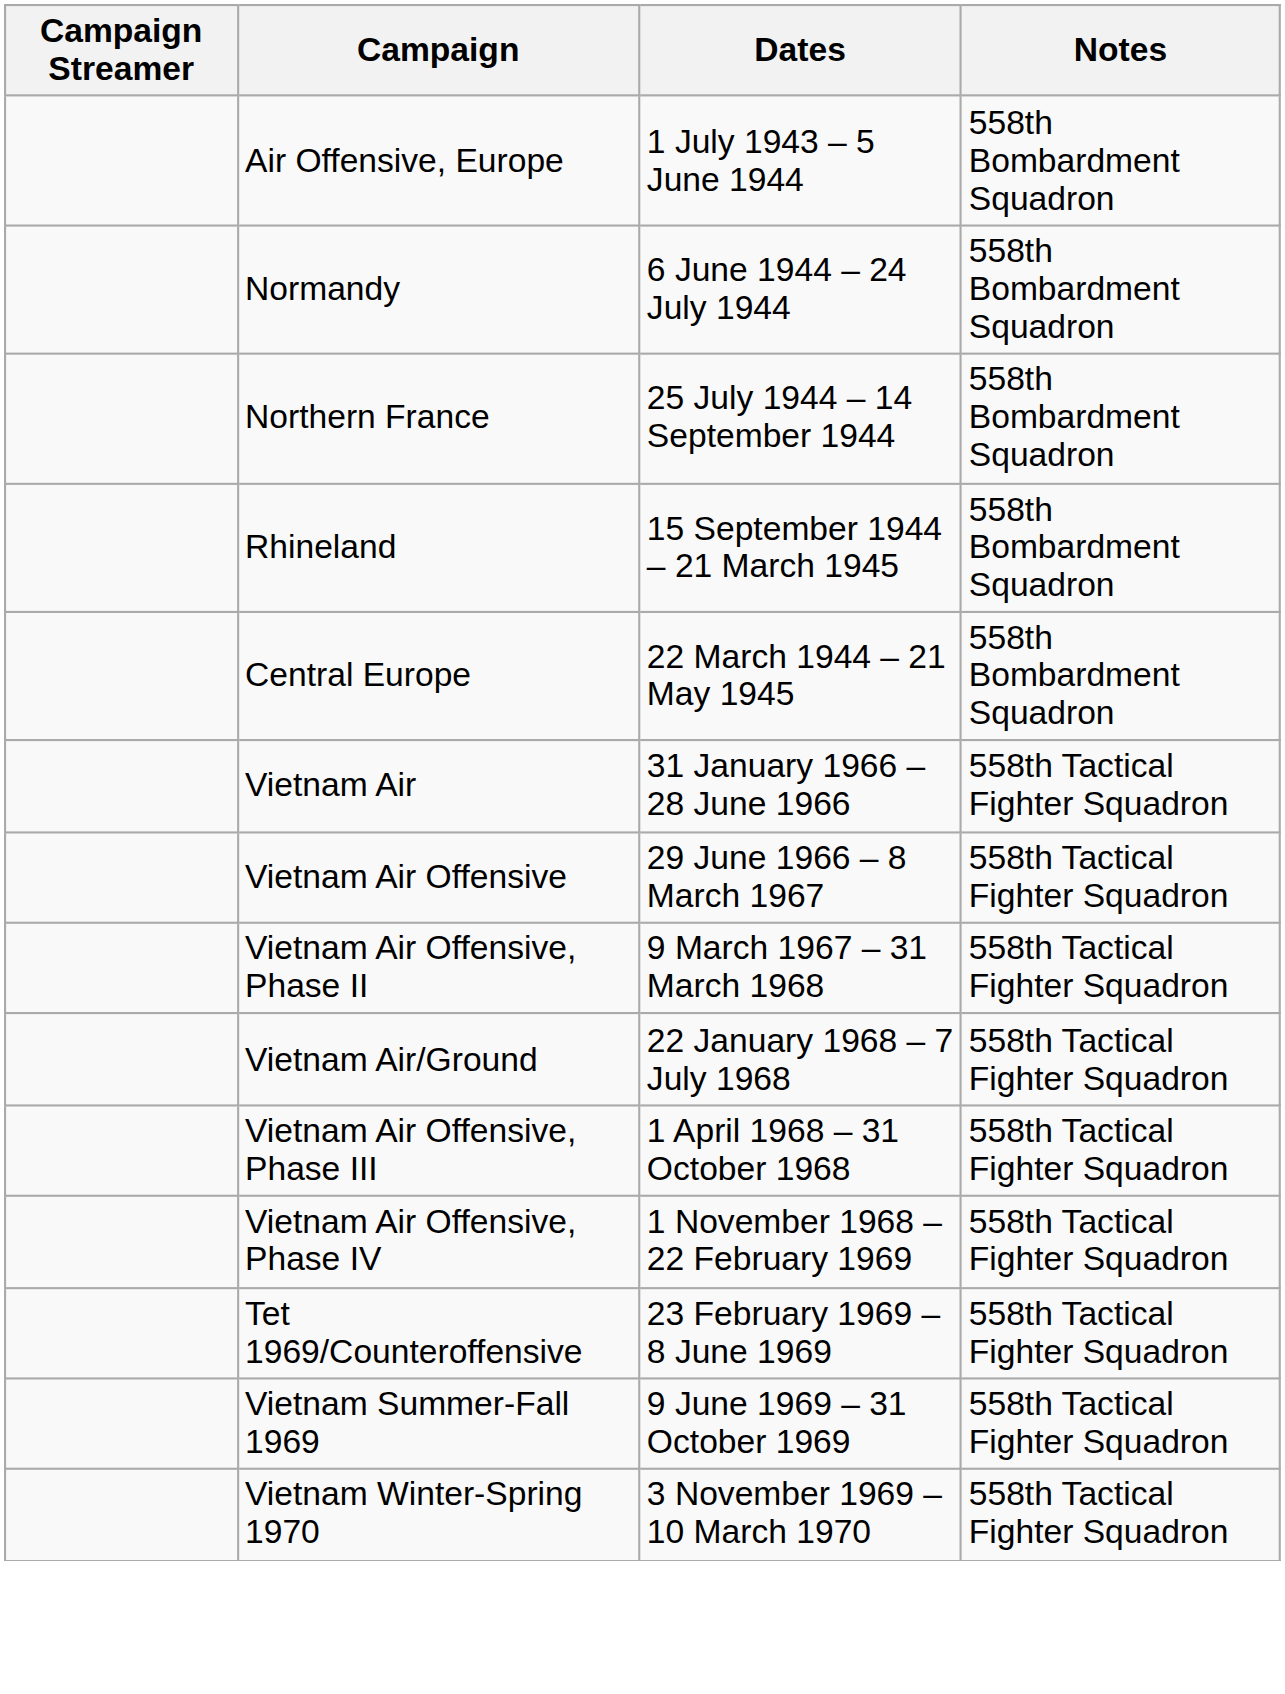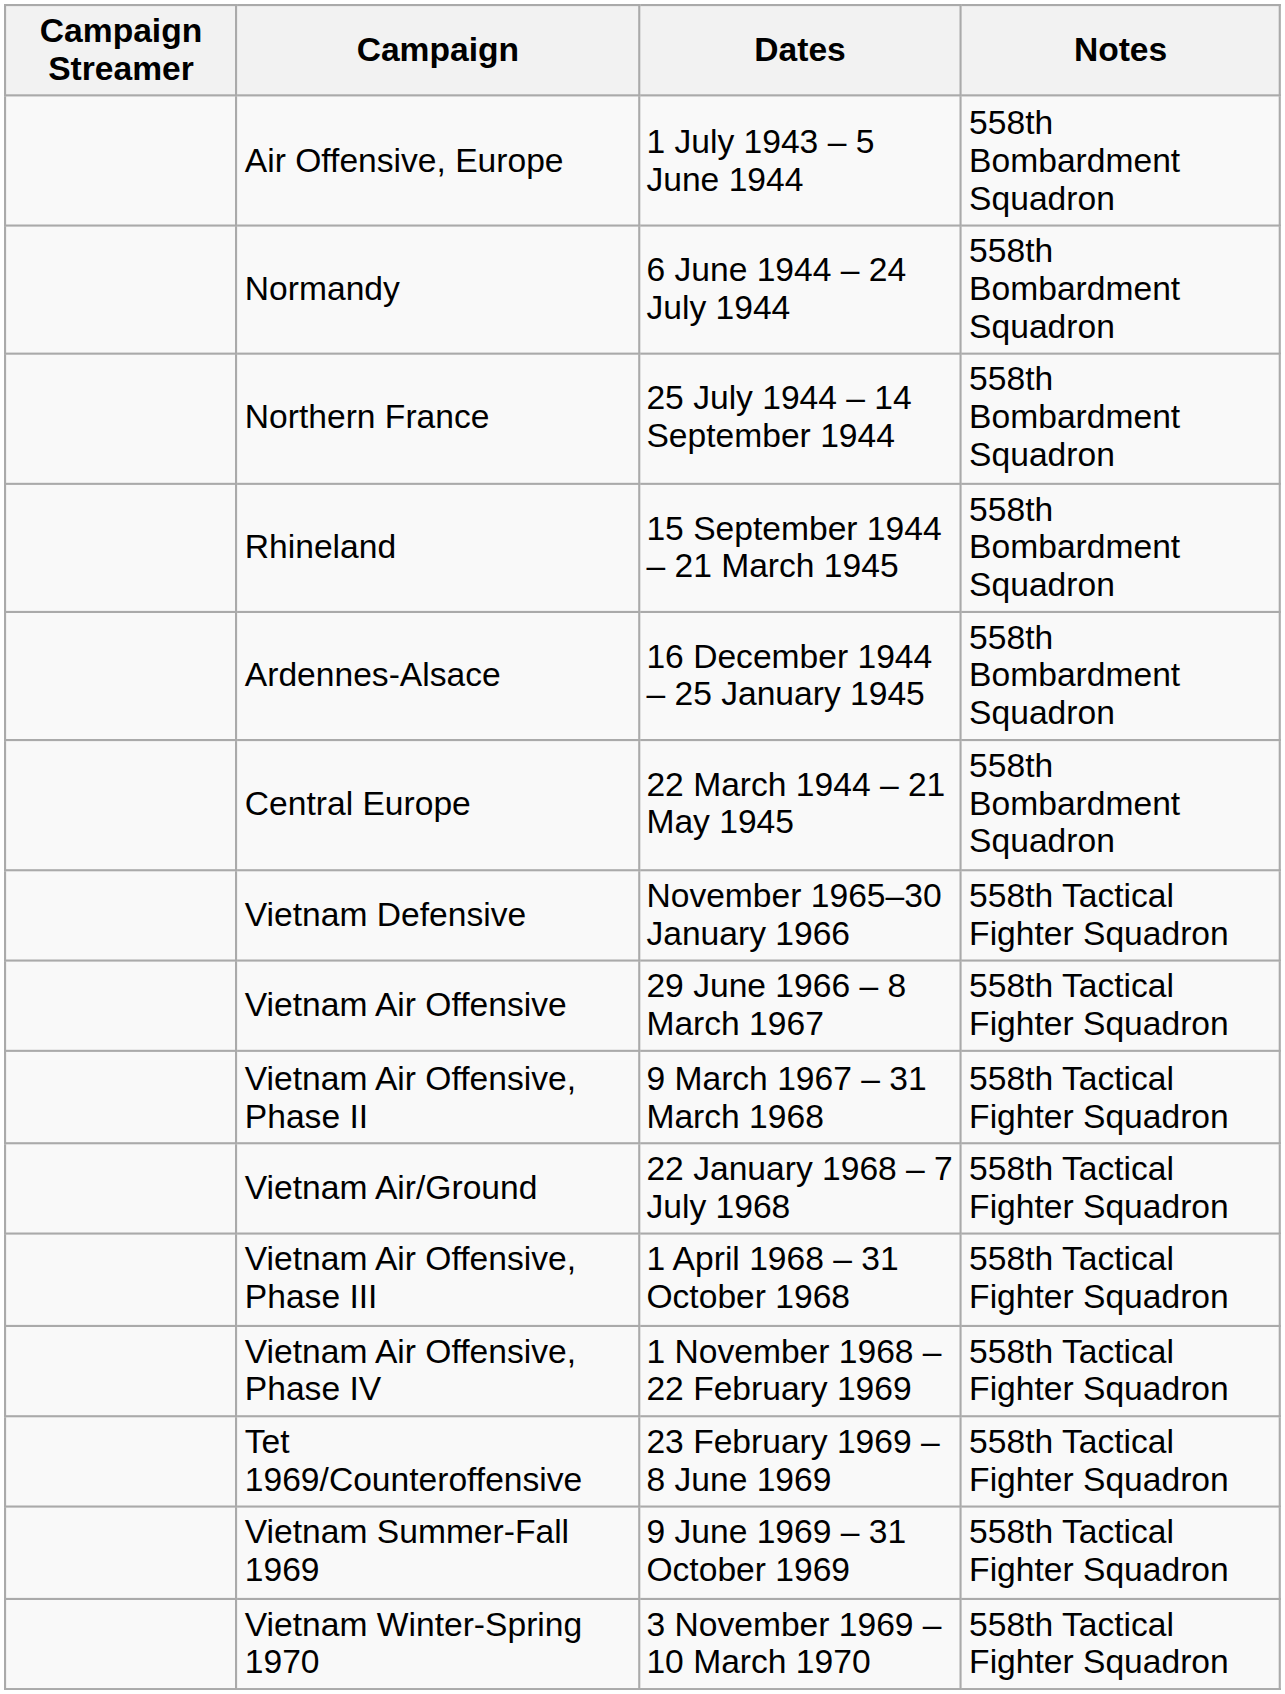+ row: (373, 675)
+ row: (386, 914)
- row: (331, 785)
